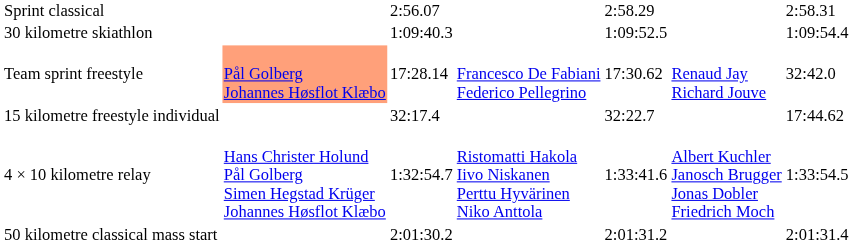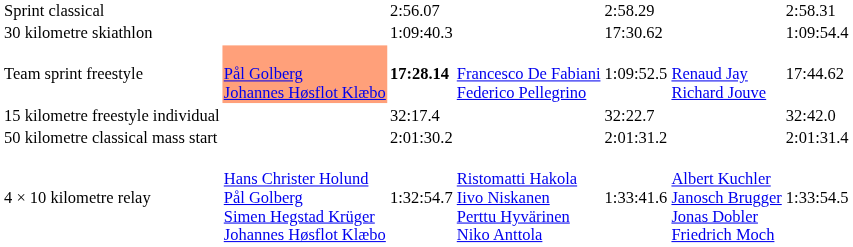(636, 33) 1:09:52.5 -> (634, 33) 17:30.62
(419, 74) normal -> (419, 74) bold
(634, 74) 17:30.62 -> (636, 74) 1:09:52.5
(811, 74) 32:42.0 -> (815, 74) 17:44.62
(815, 115) 17:44.62 -> (811, 115) 32:42.0
rows swapped: (77, 175) <-> (111, 234)
